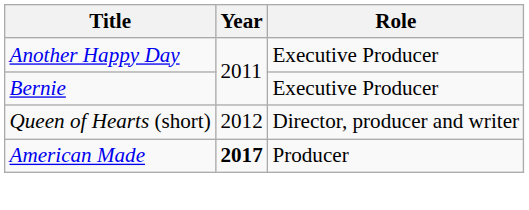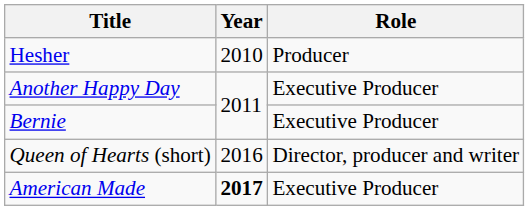+ row: (39, 54)
(242, 121) 2012 -> (242, 155) 2016
(311, 155) Producer -> (355, 188) Executive Producer
